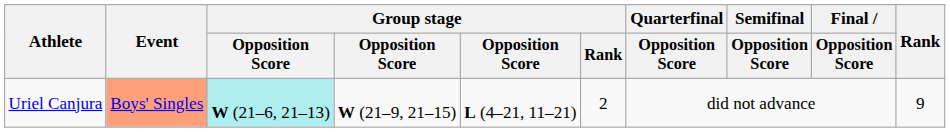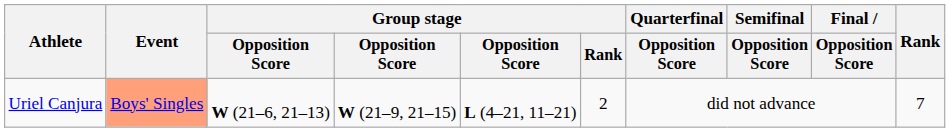(271, 113) paleturquoise background -> (271, 113) no background
(920, 103) 9 -> (920, 103) 7
